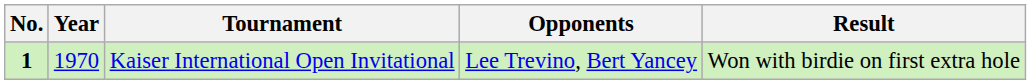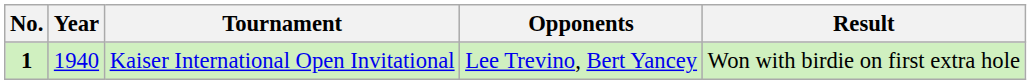(76, 60) 1970 -> (76, 60) 1940
